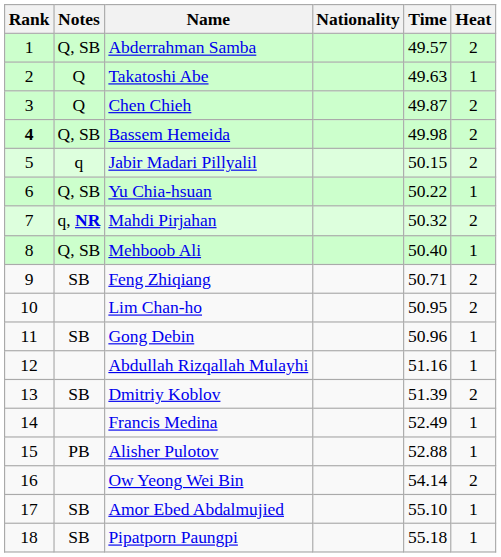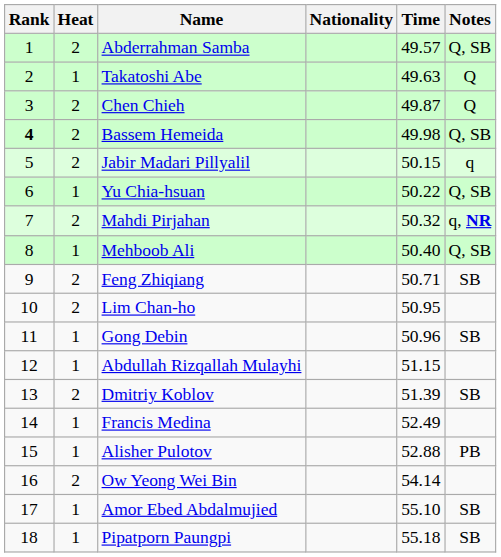columns swapped: (473, 19) <-> (79, 19)
(428, 364) 51.16 -> (421, 364) 51.15
